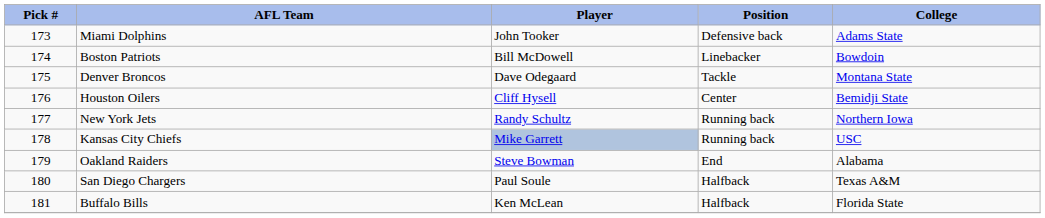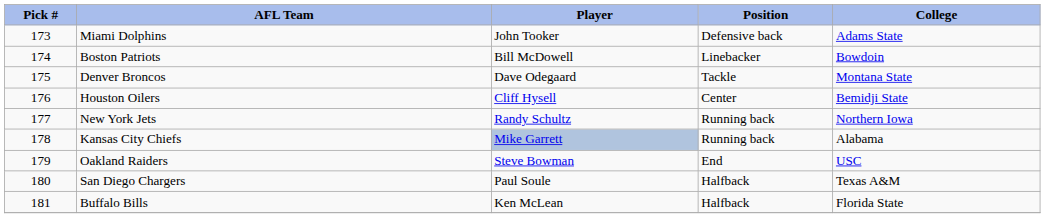(849, 139) USC -> (860, 139) Alabama
(860, 160) Alabama -> (849, 160) USC
